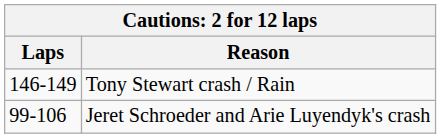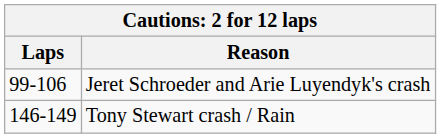rows swapped: (258, 116) <-> (190, 84)
